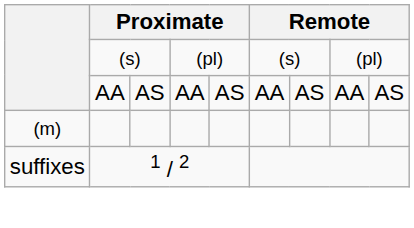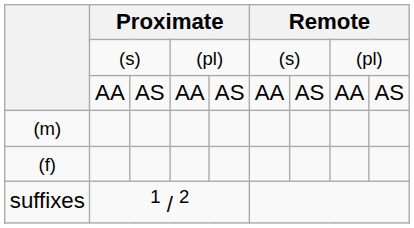+ row: (47, 164)
